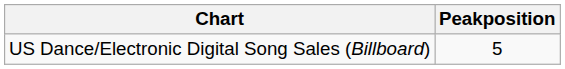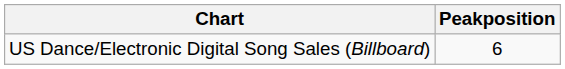(497, 49) 5 -> (497, 49) 6
